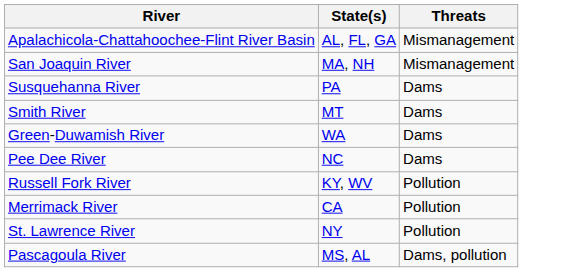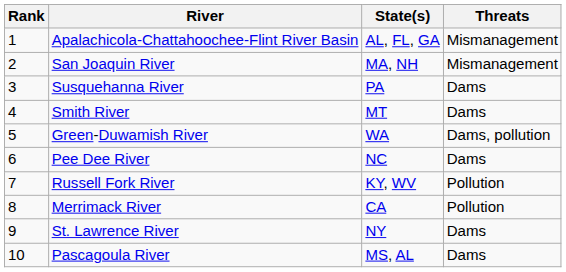+ column: (26, 16)
(423, 135) Dams -> (499, 135) Dams, pollution
(432, 231) Pollution -> (466, 231) Dams
(455, 254) Dams, pollution -> (466, 254) Dams
